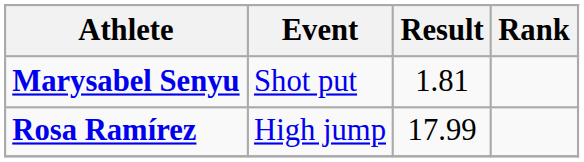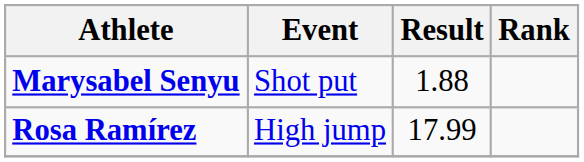(442, 80) 1.81 -> (442, 80) 1.88
